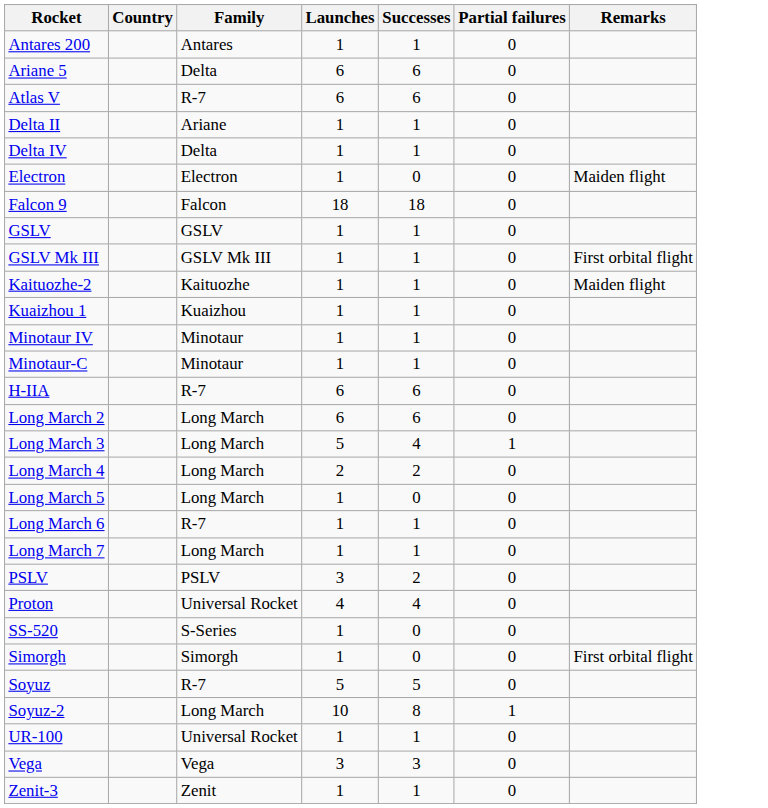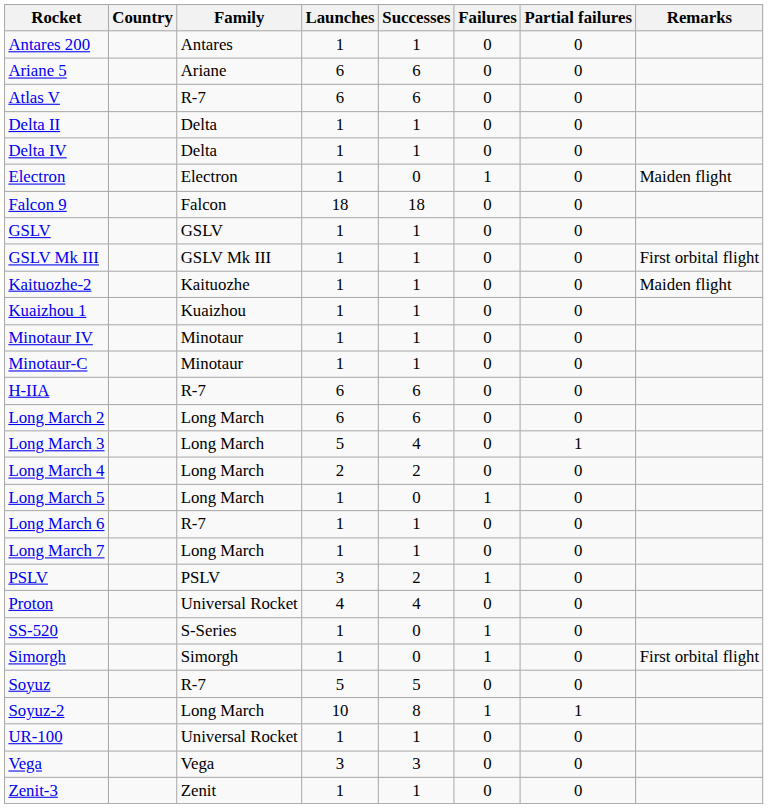+ column: (487, 17)
(199, 71) Delta -> (204, 71) Ariane
(204, 124) Ariane -> (199, 124) Delta
